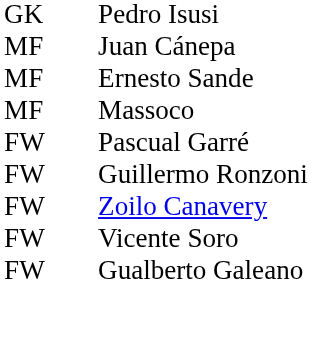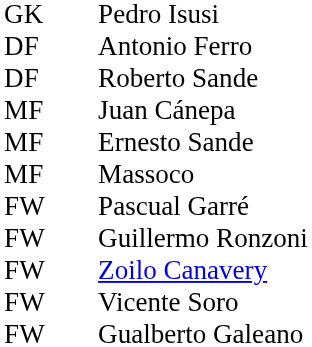+ row: (175, 46)
+ row: (178, 78)
